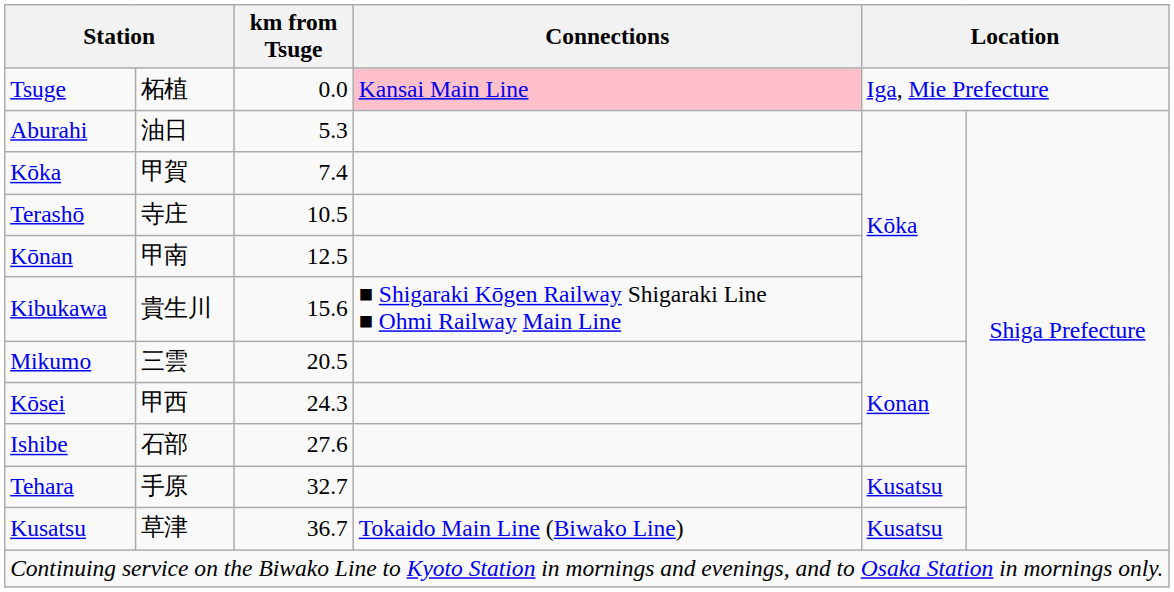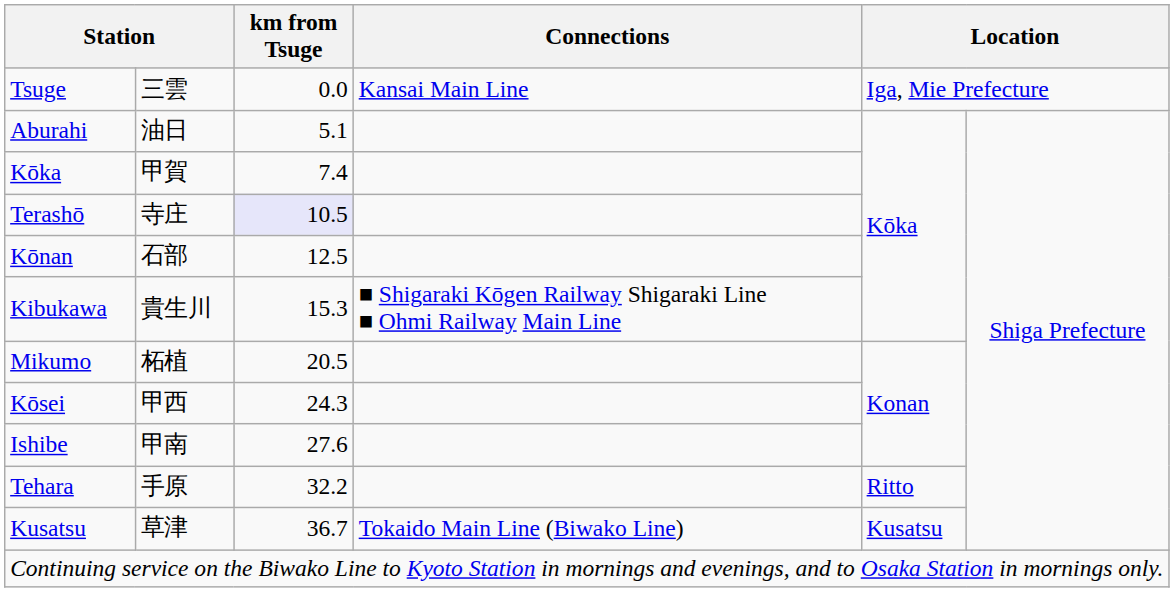(164, 88) 柘植 -> (164, 88) 三雲
(444, 89) pink background -> (444, 89) no background
(333, 130) 5.3 -> (333, 130) 5.1
(327, 214) no background -> (327, 214) lavender background
(164, 255) 甲南 -> (164, 255) 石部
(327, 308) 15.6 -> (327, 308) 15.3
(164, 360) 三雲 -> (164, 360) 柘植
(164, 444) 石部 -> (164, 444) 甲南
(327, 486) 32.7 -> (327, 486) 32.2
(905, 486) Kusatsu -> (890, 486) Ritto
